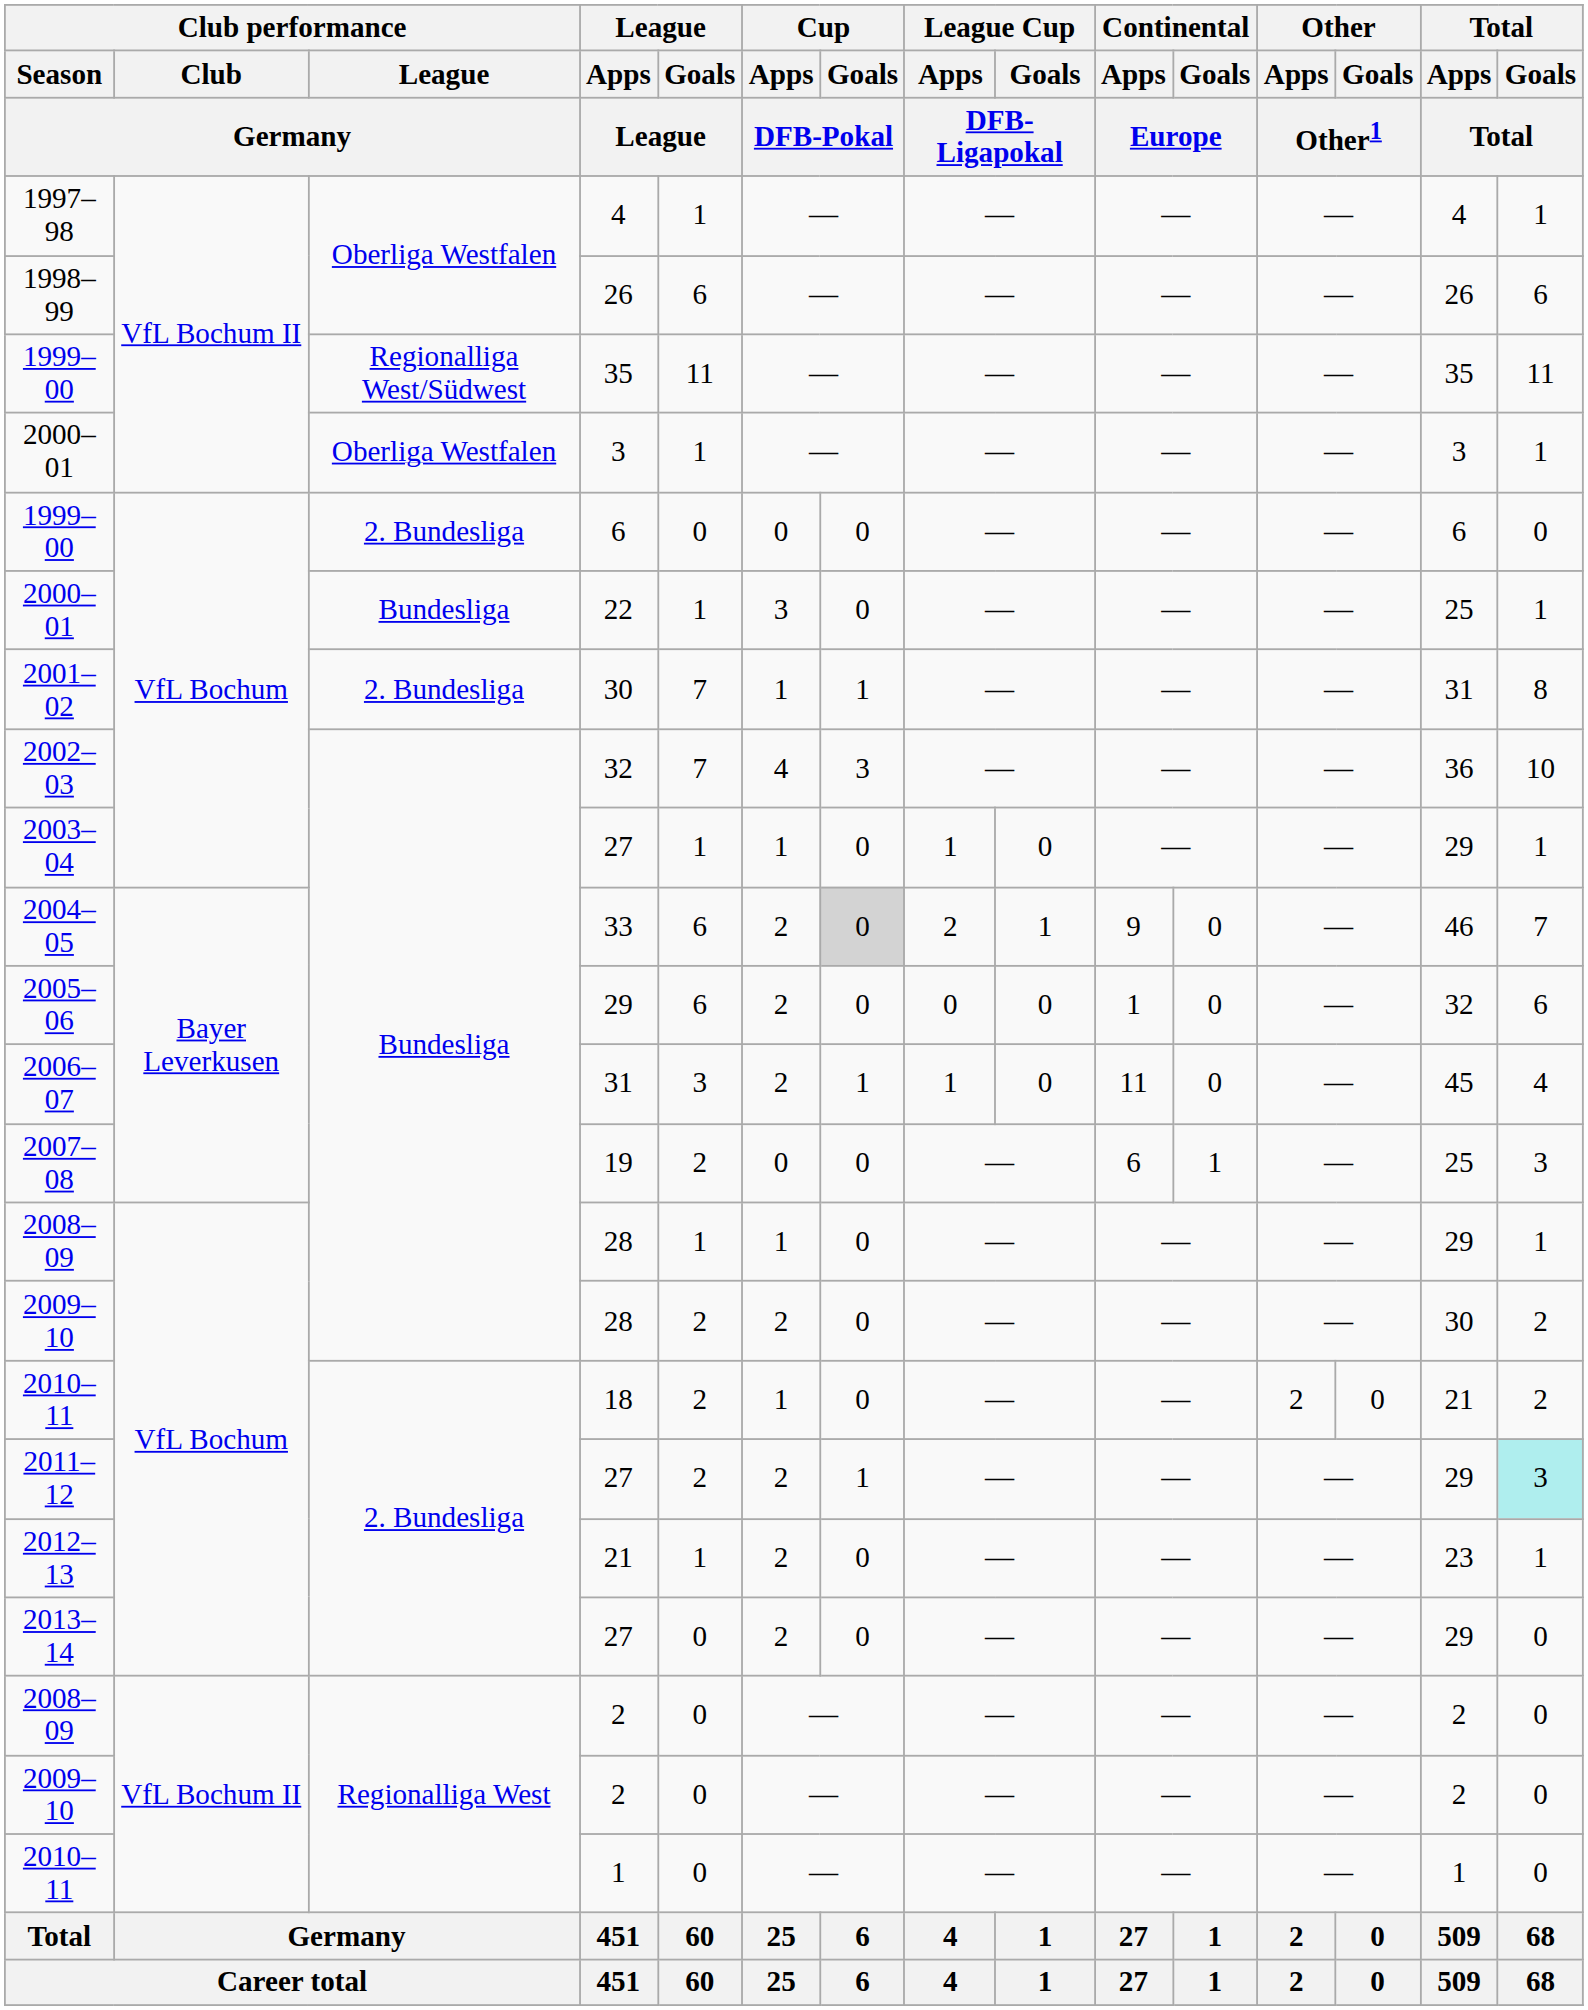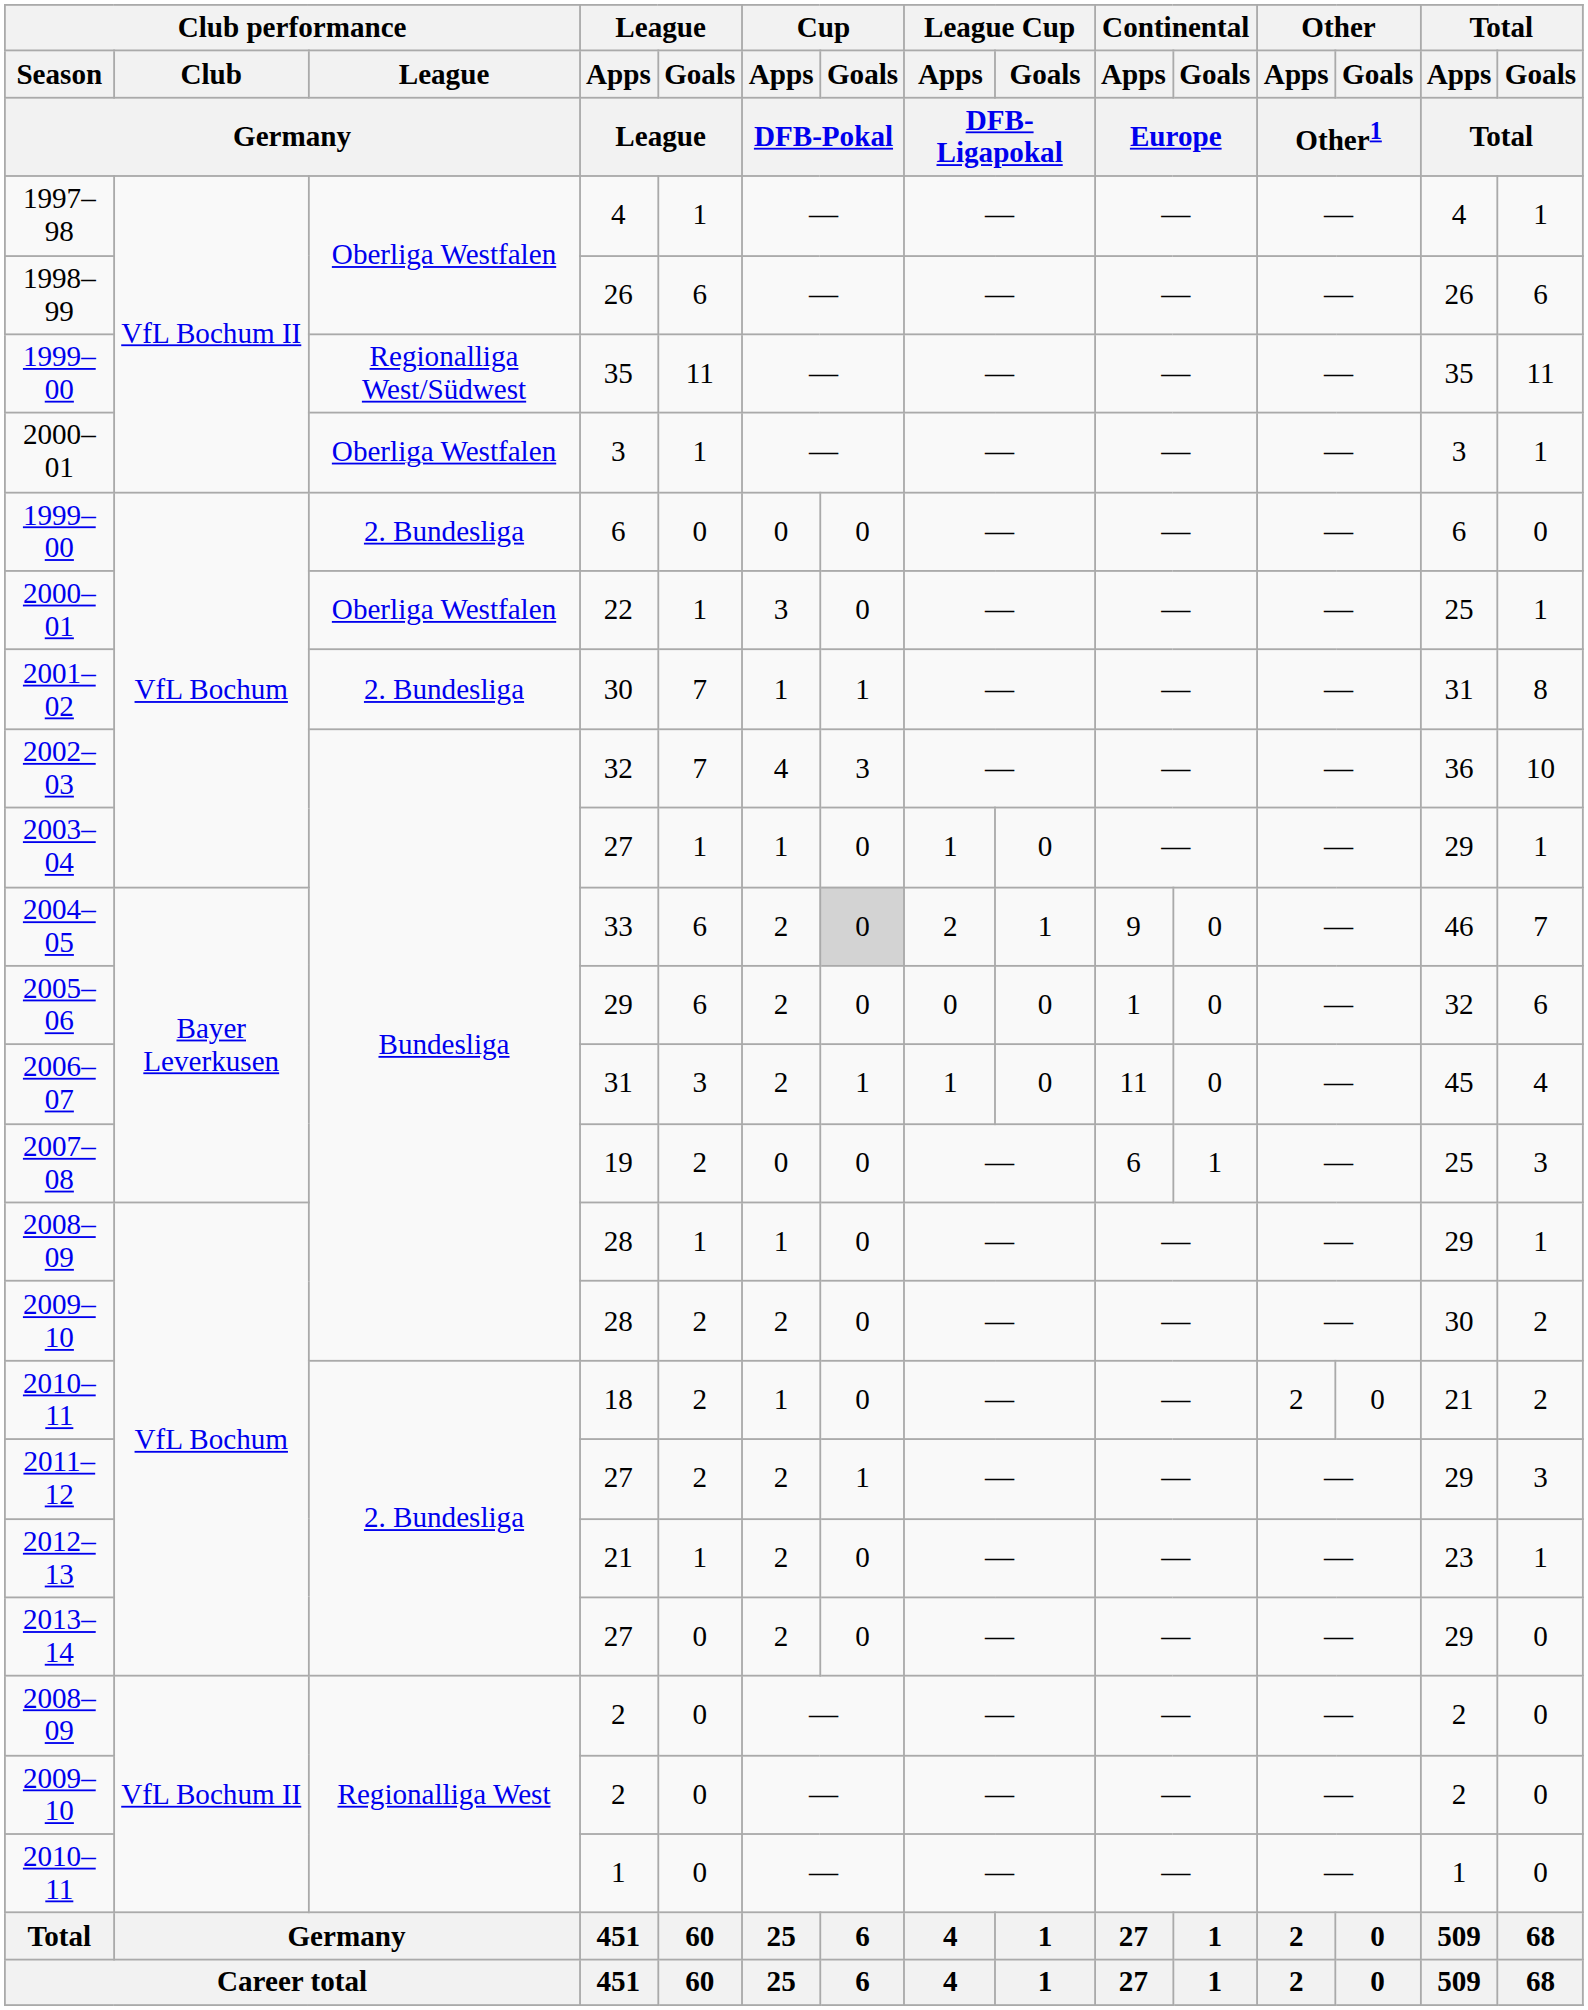(444, 609) Bundesliga -> (444, 609) Oberliga Westfalen
(1540, 1478) paleturquoise background -> (1540, 1478) no background
